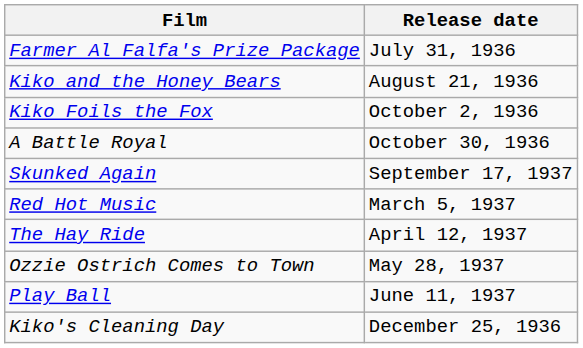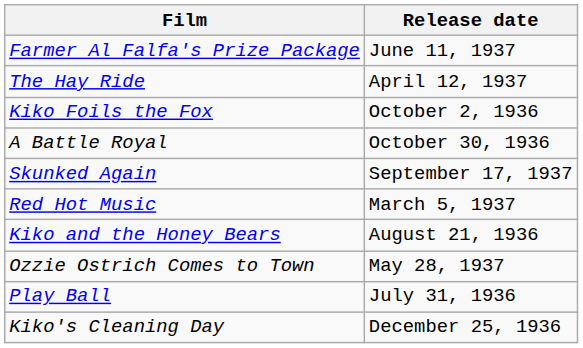(442, 51) July 31, 1936 -> (442, 51) June 11, 1937
rows swapped: (145, 82) <-> (77, 235)
(442, 297) June 11, 1937 -> (442, 297) July 31, 1936
